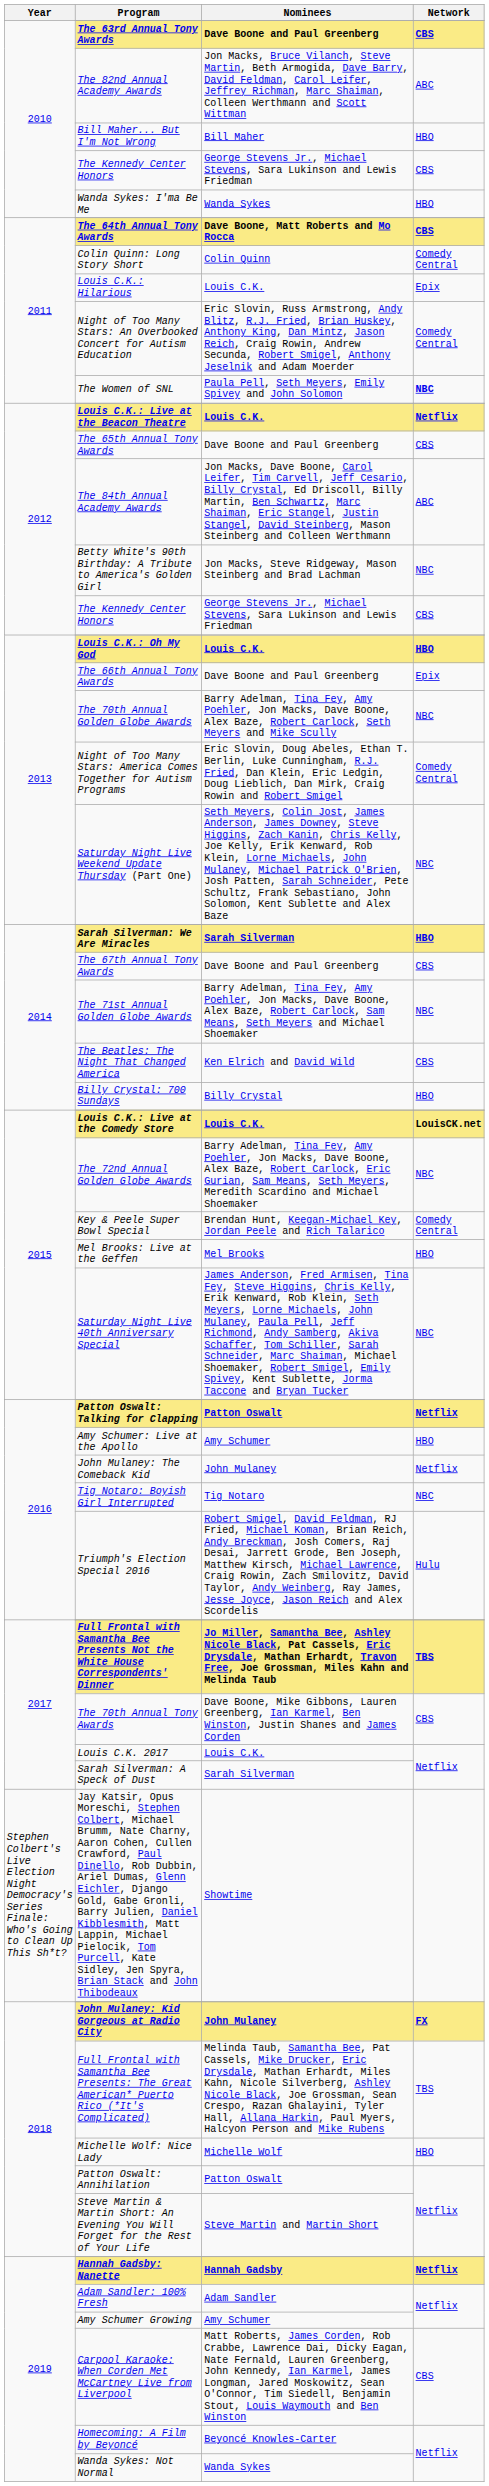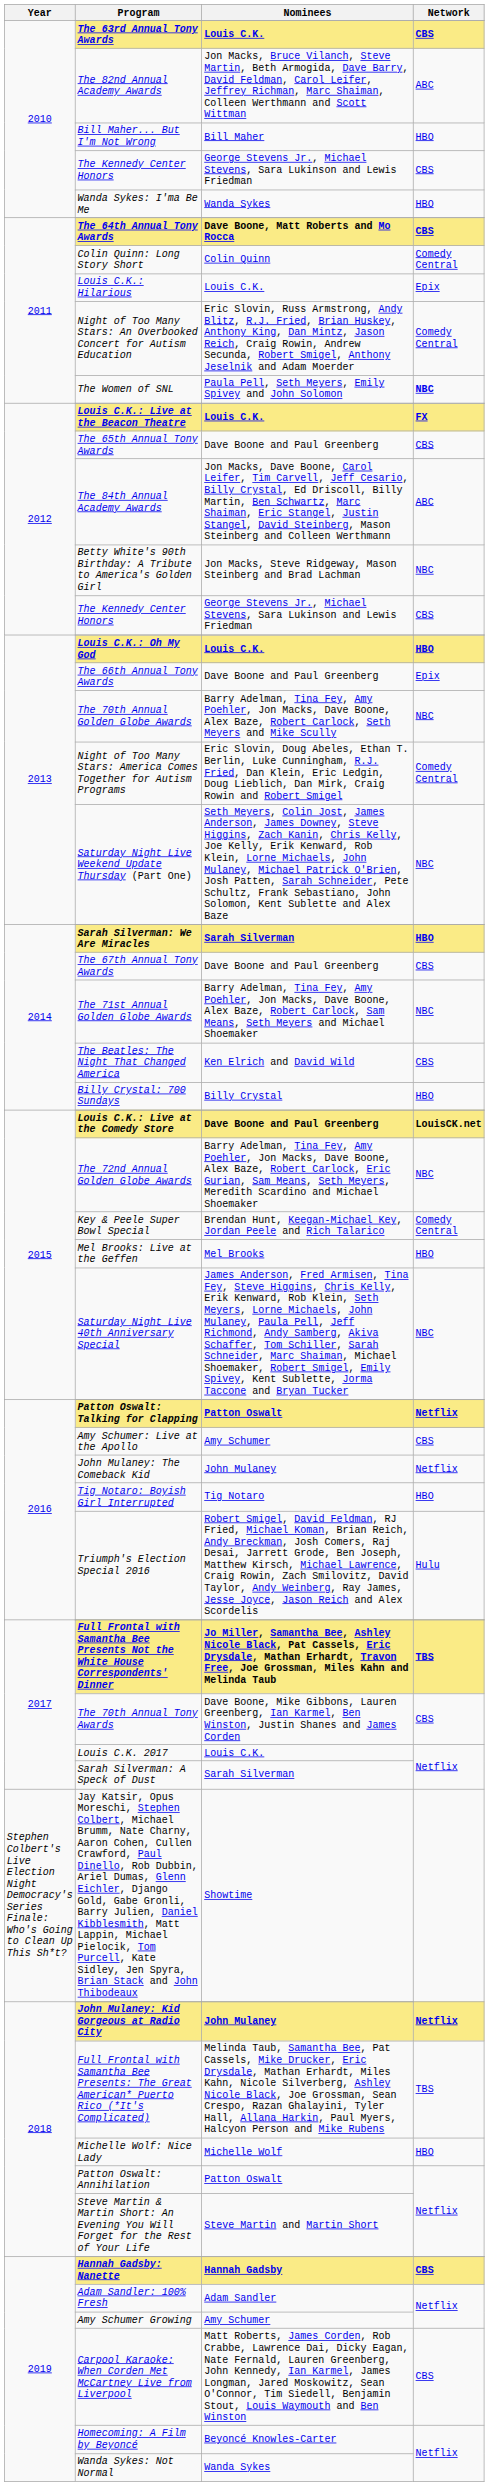(291, 35) Dave Boone and Paul Greenberg -> (234, 35) Louis C.K.
(437, 417) Netflix -> (422, 417) FX
(234, 1124) Louis C.K. -> (291, 1124) Dave Boone and Paul Greenberg
(425, 1441) HBO -> (425, 1441) CBS
(425, 1497) NBC -> (425, 1497) HBO
(422, 2021) FX -> (437, 2021) Netflix
(437, 2270) Netflix -> (425, 2270) CBS
